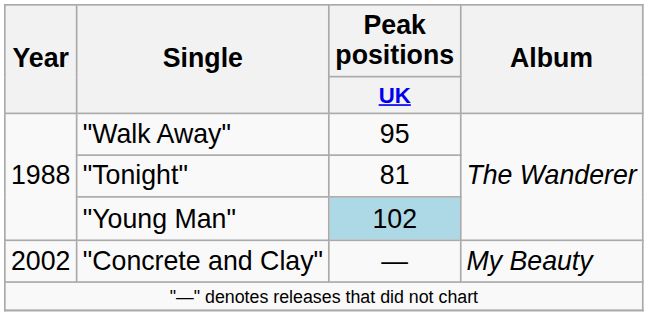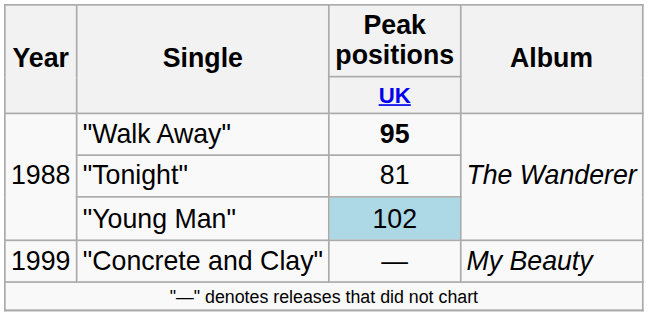(395, 133) normal -> (395, 133) bold
(41, 260) 2002 -> (41, 260) 1999
